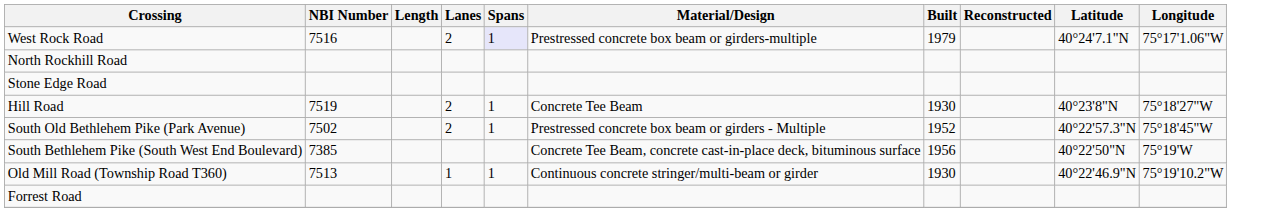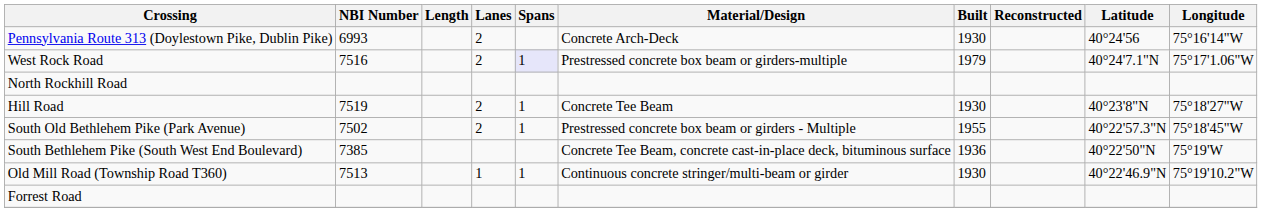+ row: (170, 38)
- row: (57, 83)
(941, 128) 1952 -> (972, 128) 1955
(941, 151) 1956 -> (972, 151) 1936
